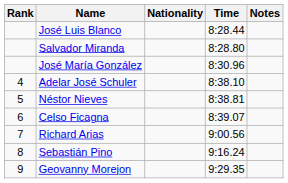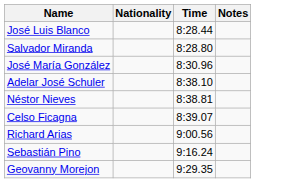- column: (20, 13)
